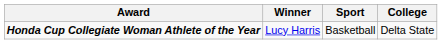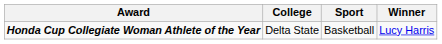columns swapped: (293, 13) <-> (407, 13)
